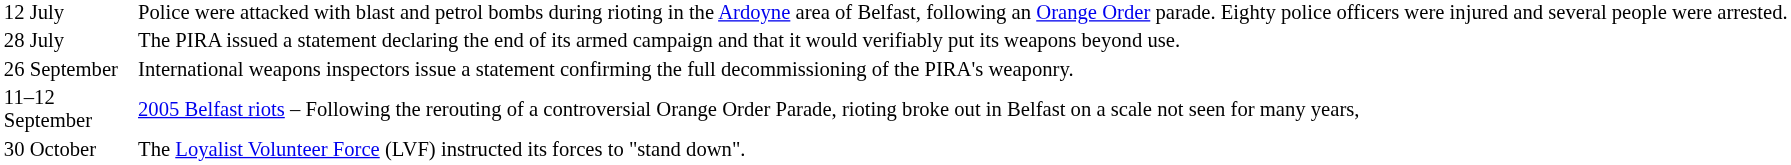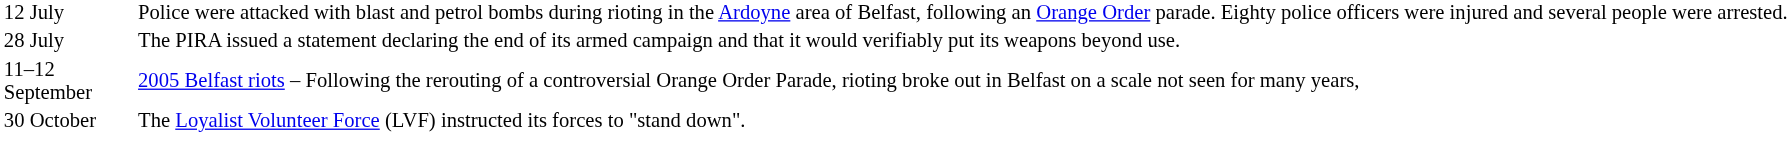- row: (61, 69)
